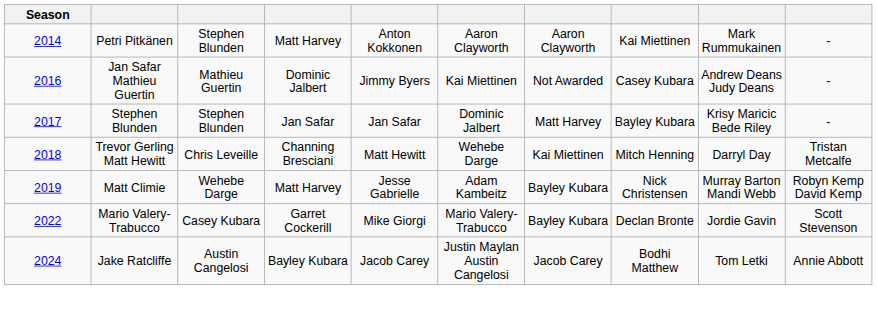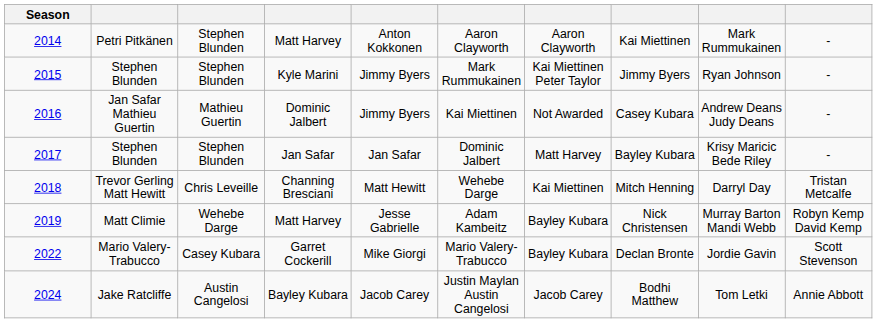+ row: (48, 74)
